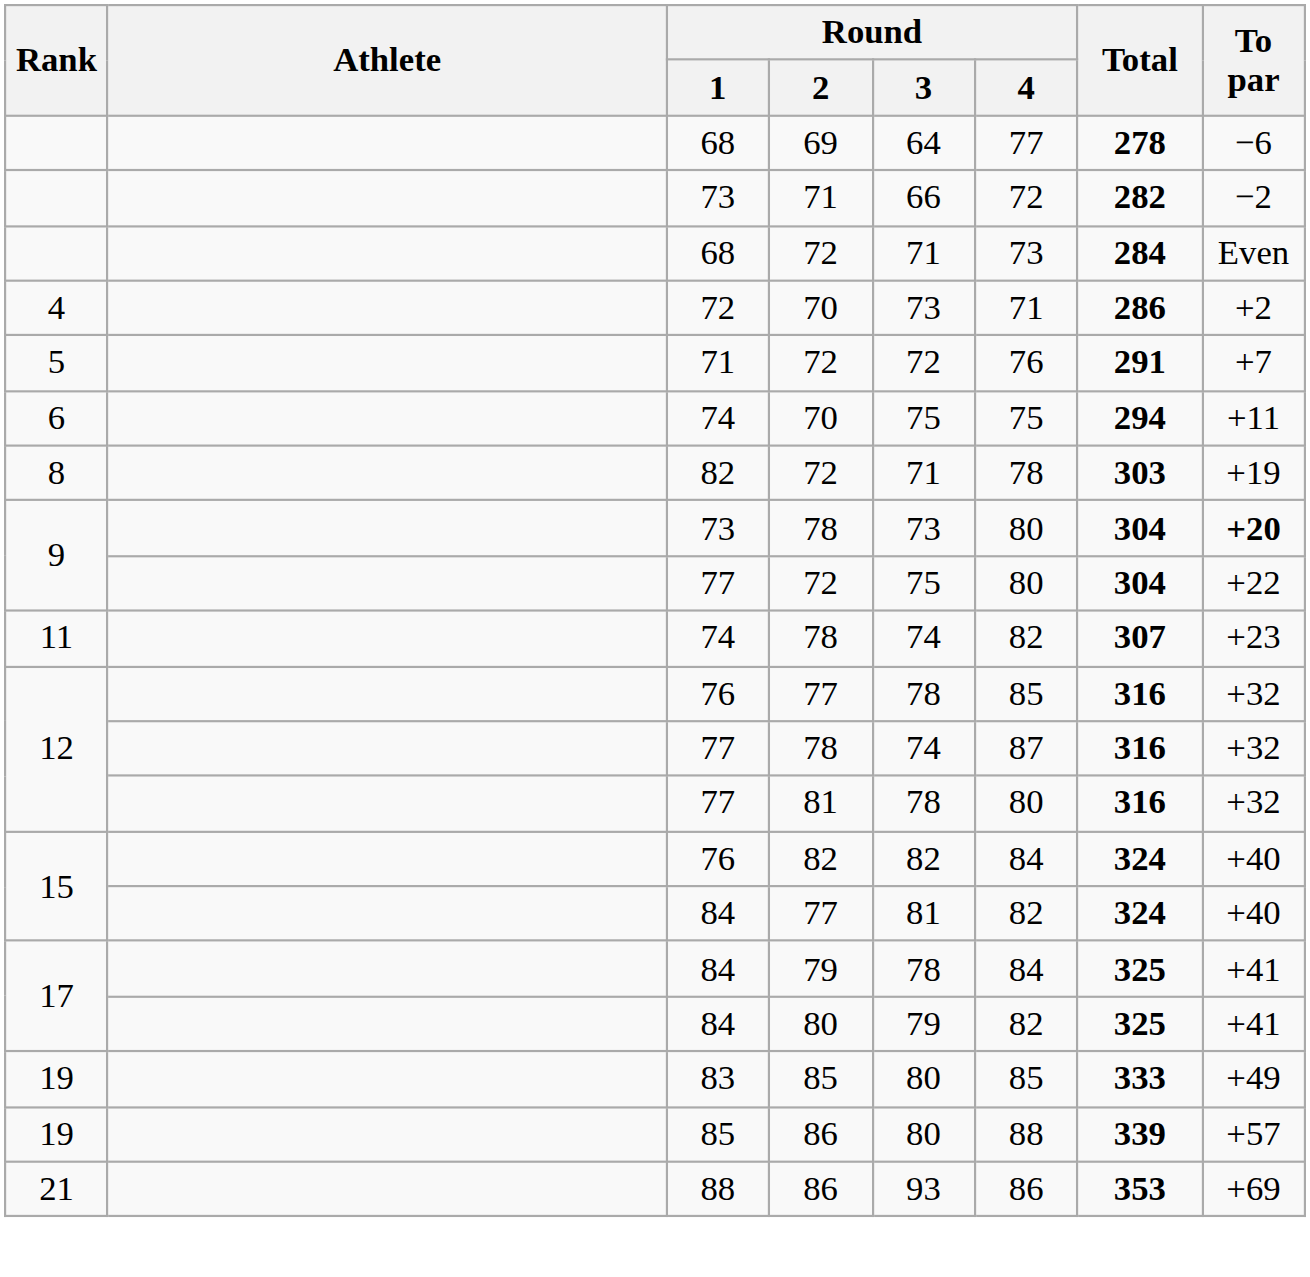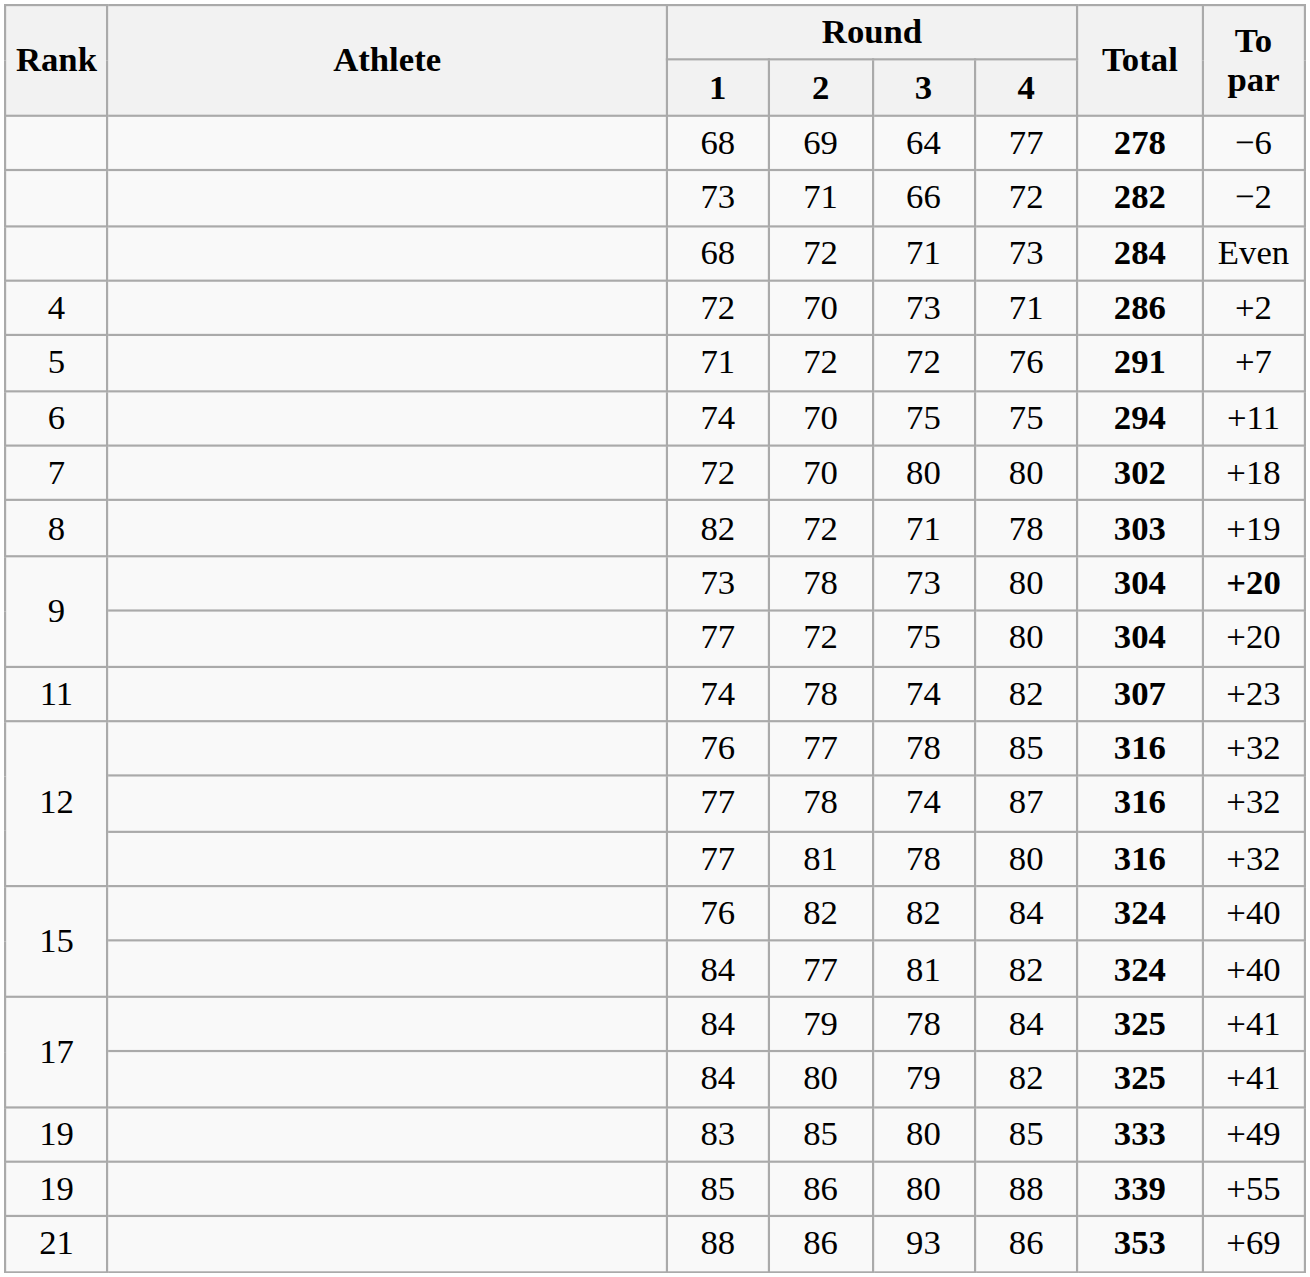+ row: (56, 472)
(1254, 582) +22 -> (1254, 637) +20
(1254, 1133) +57 -> (1254, 1188) +55
